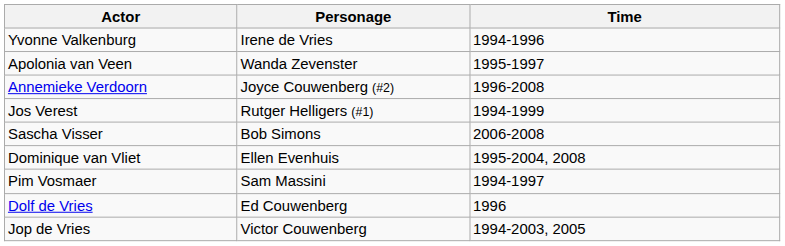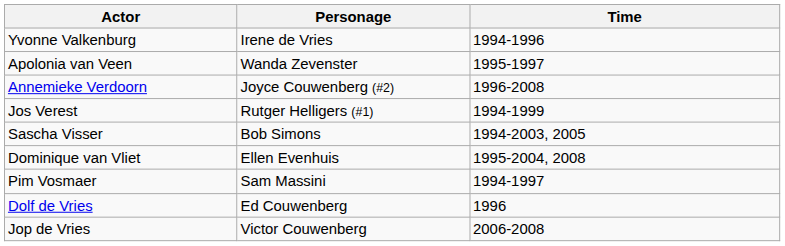(509, 134) 2006-2008 -> (529, 134) 1994-2003, 2005
(529, 229) 1994-2003, 2005 -> (509, 229) 2006-2008
